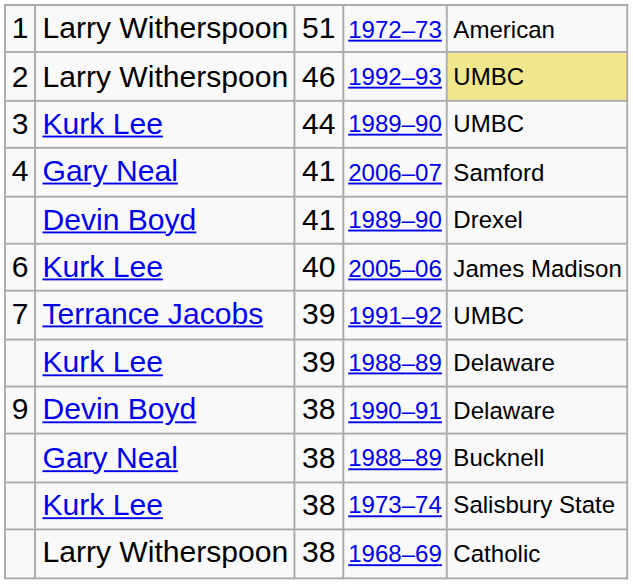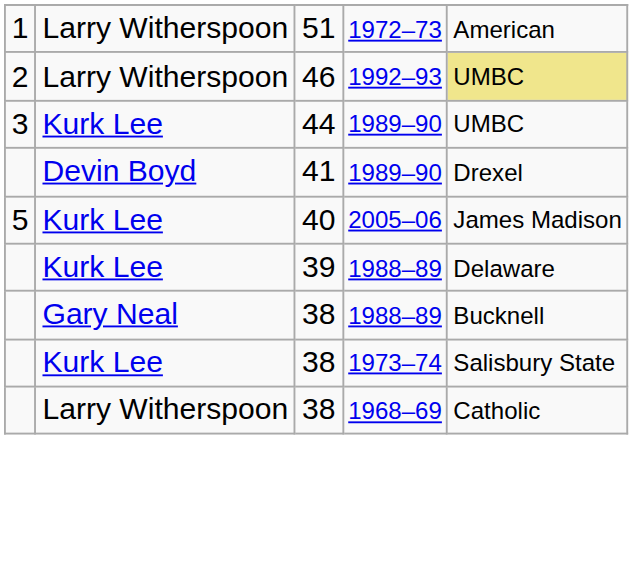- row: (319, 171)
(20, 266) 6 -> (20, 219) 5
- row: (319, 314)
- row: (319, 409)
